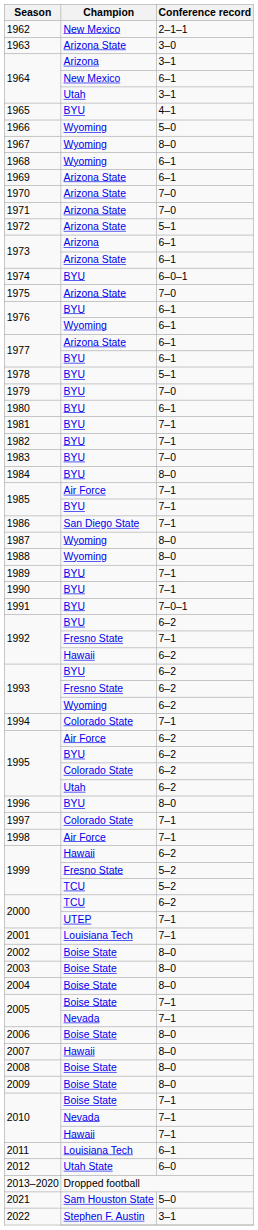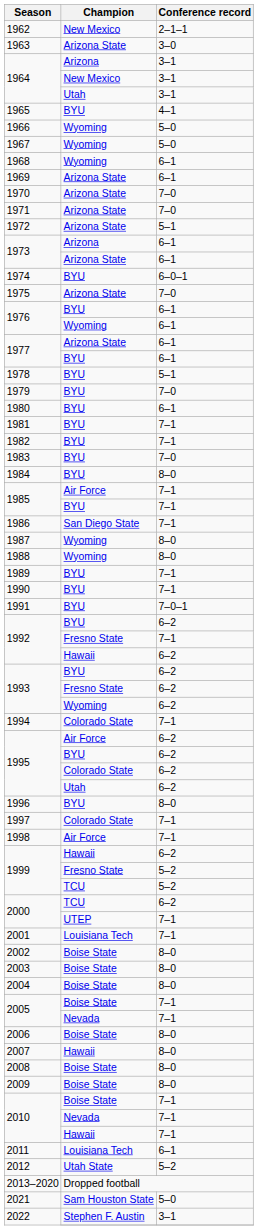(167, 78) 6–1 -> (167, 78) 3–1
(167, 144) 8–0 -> (167, 144) 5–0
(167, 1167) 6–0 -> (167, 1167) 5–2
